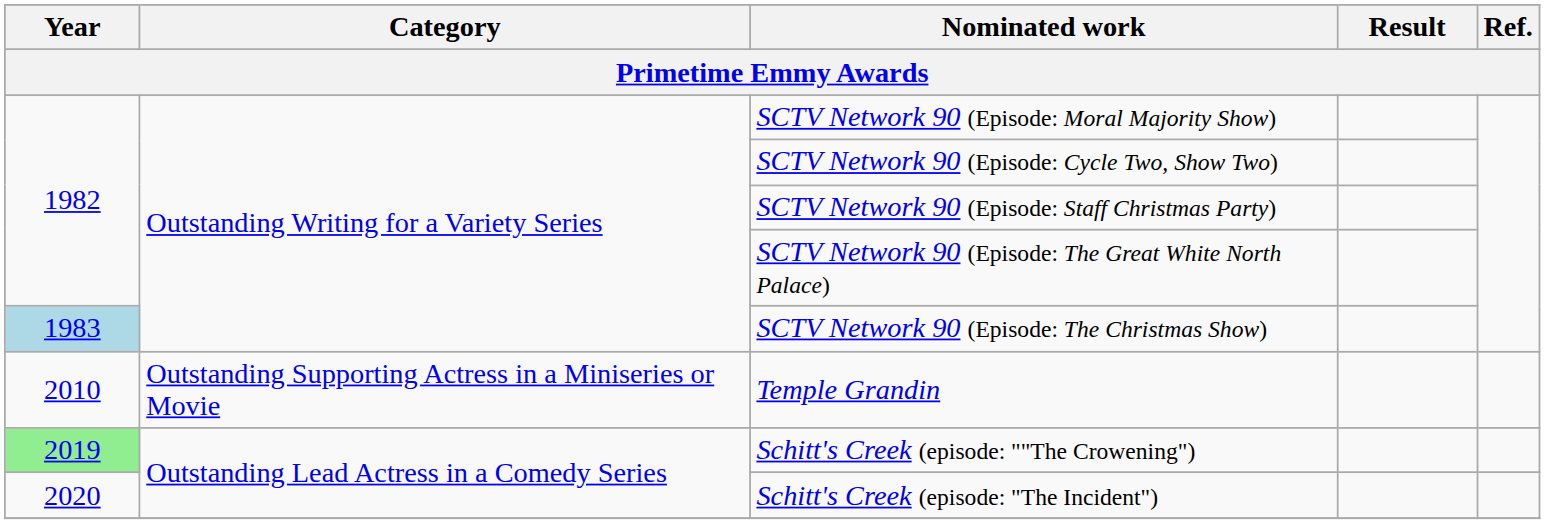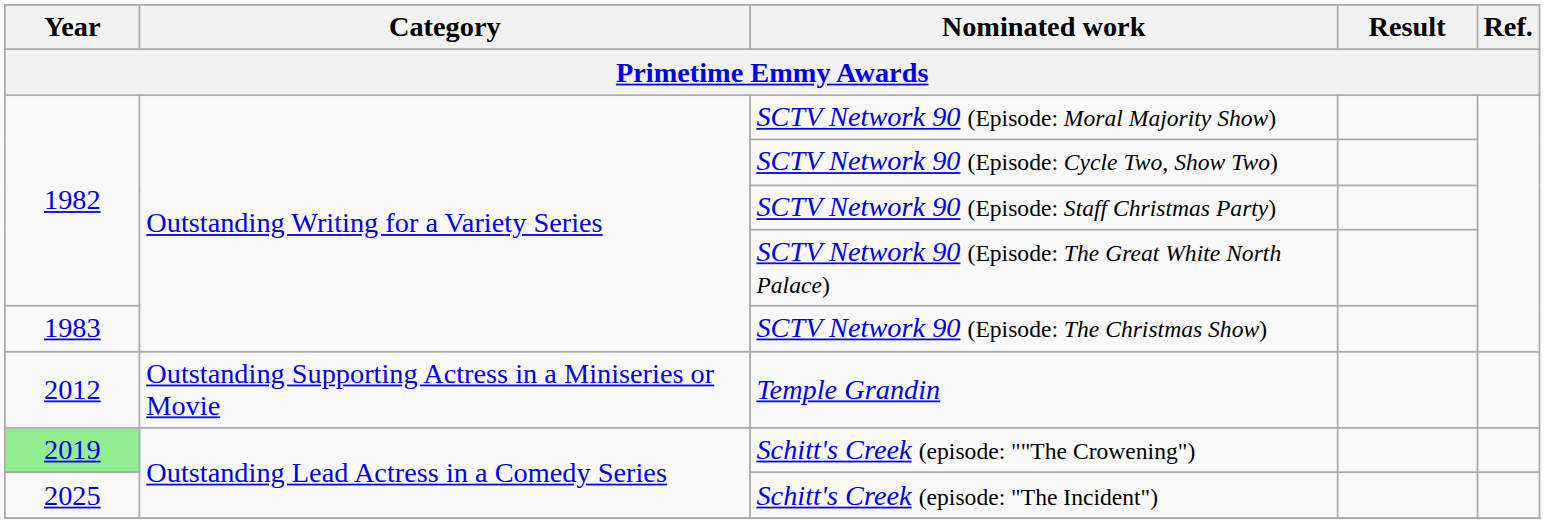(72, 328) lightblue background -> (72, 328) no background
(72, 389) 2010 -> (72, 389) 2012
(72, 494) 2020 -> (72, 494) 2025
